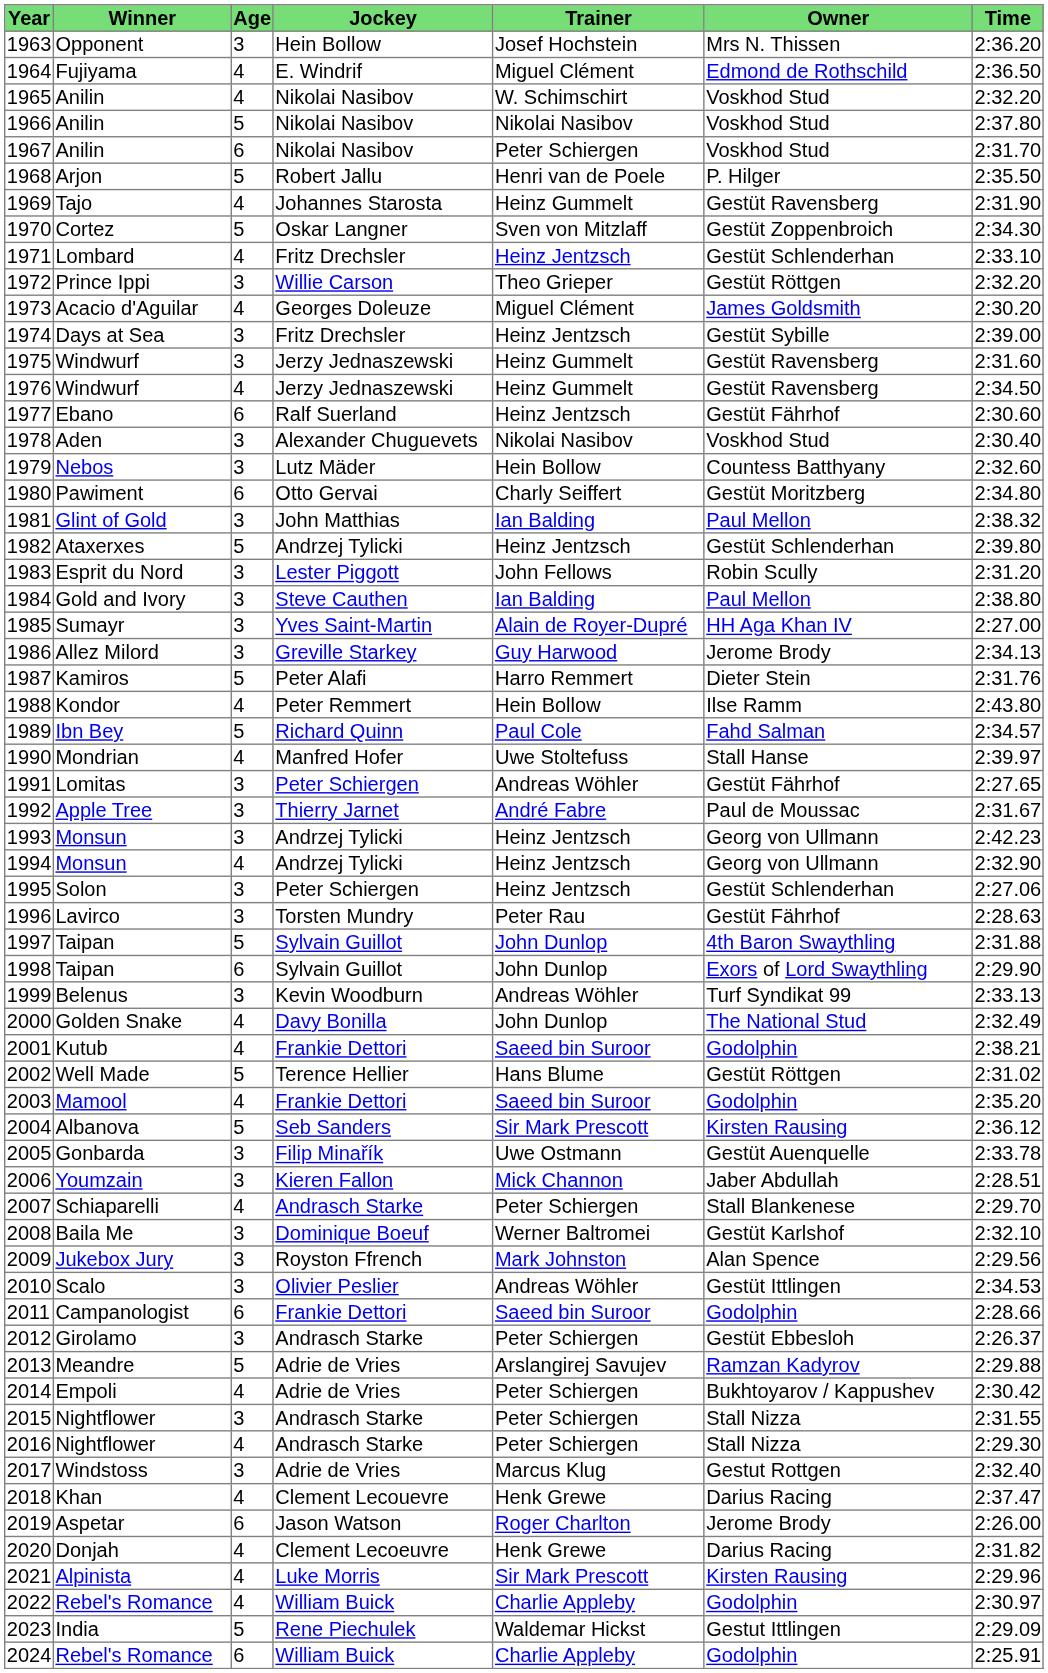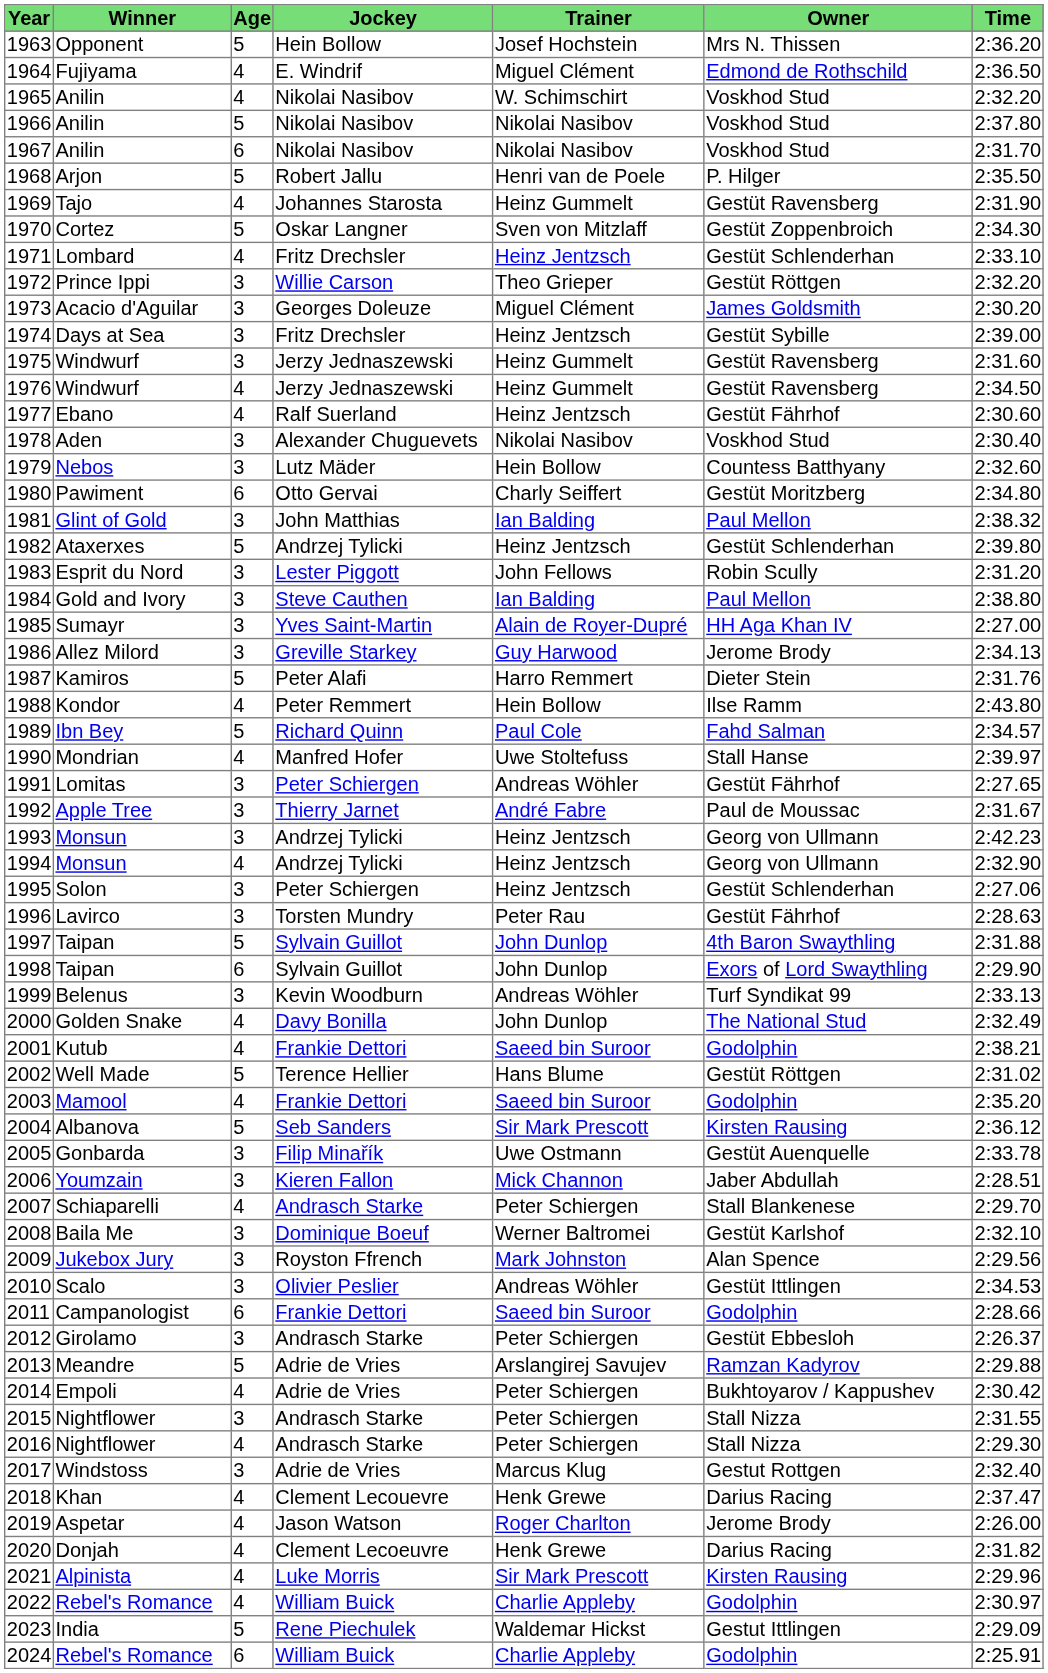(239, 44) 3 -> (239, 44) 5
(567, 150) Peter Schiergen -> (564, 150) Nikolai Nasibov
(239, 308) 4 -> (239, 308) 3
(239, 414) 6 -> (239, 414) 4
(239, 1523) 6 -> (239, 1523) 4
